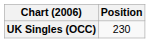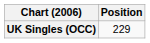(122, 29) 230 -> (122, 29) 229
